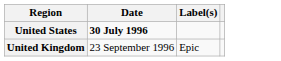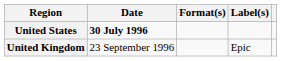+ column: (202, 13)
